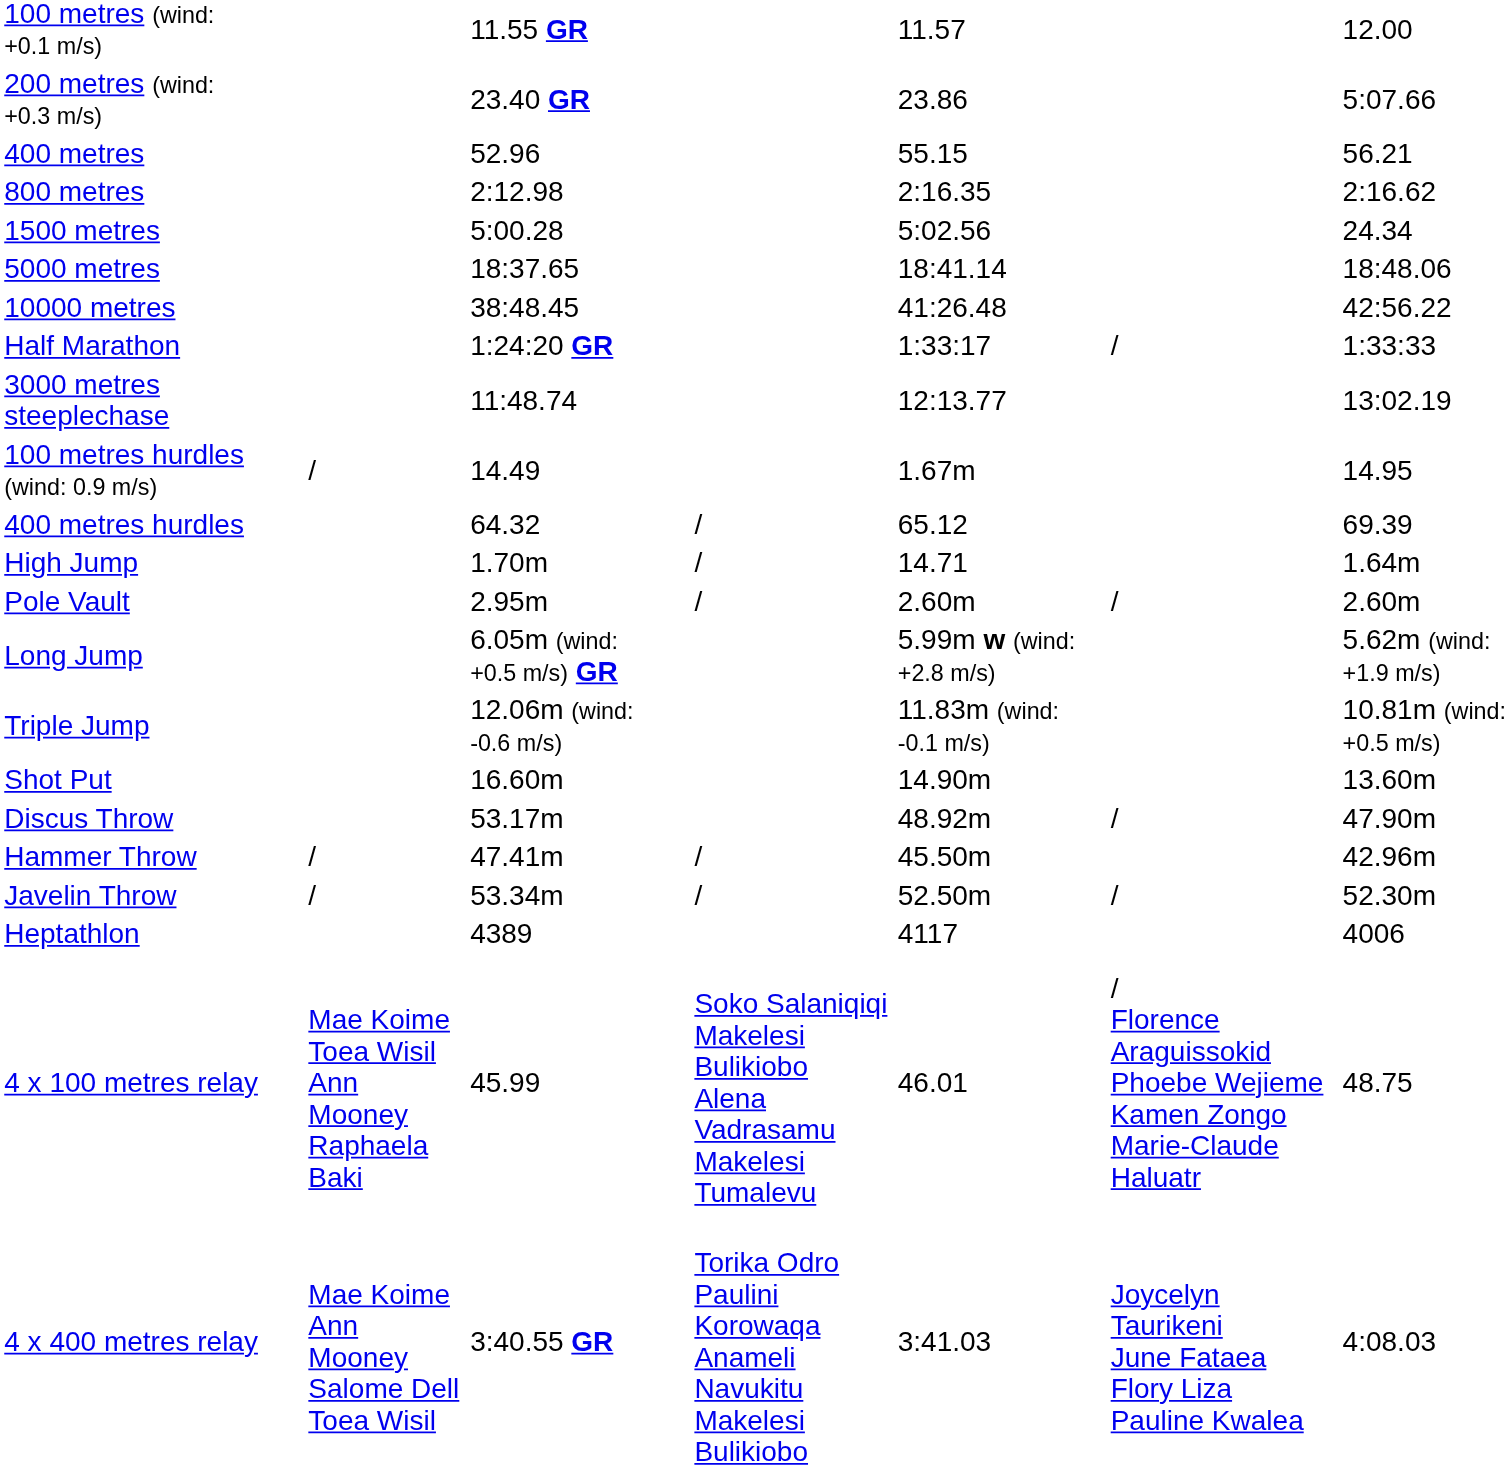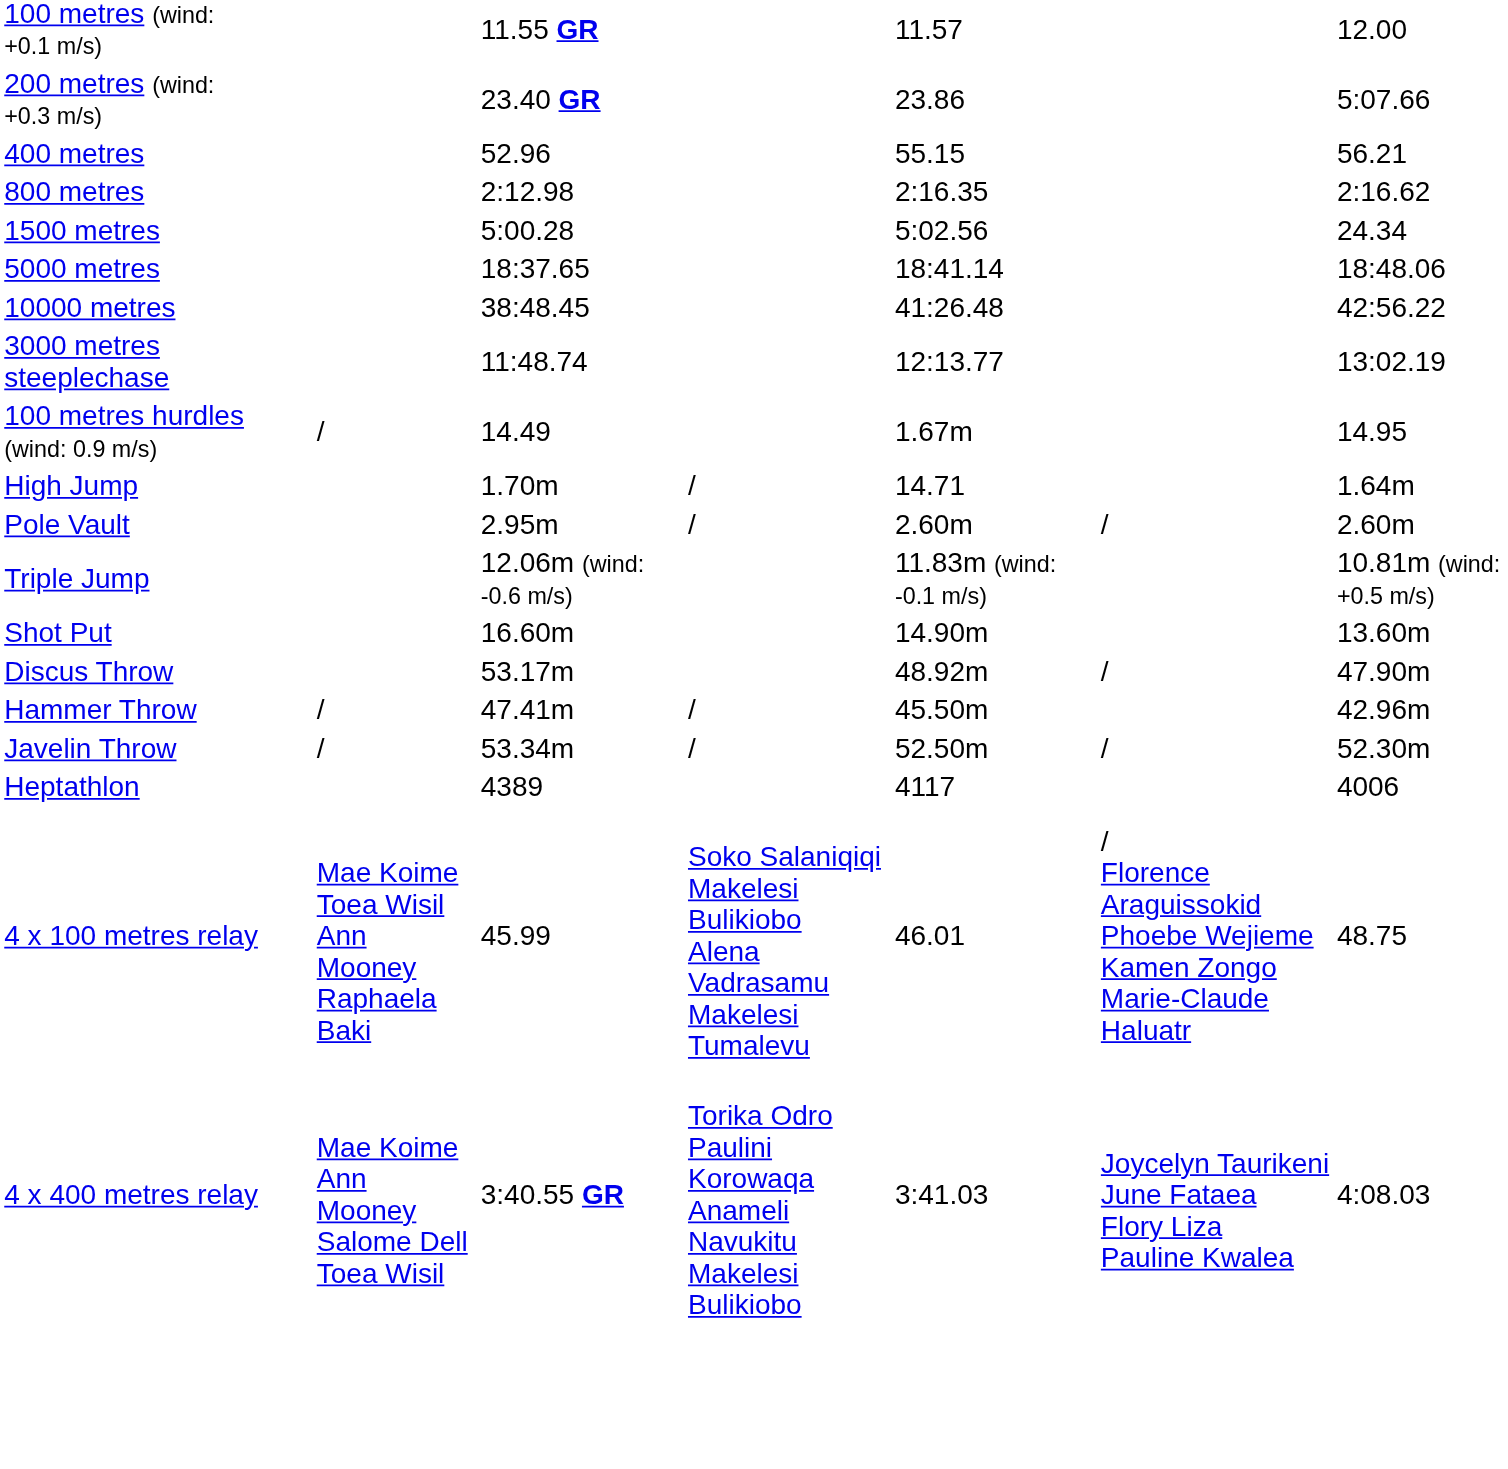- row: (92, 346)
- row: (124, 524)
- row: (74, 655)
